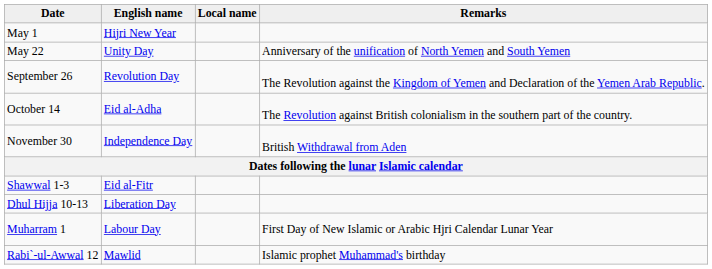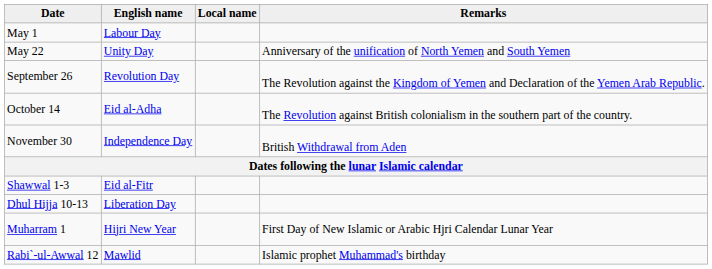(140, 32) Hijri New Year -> (132, 32) Labour Day
(132, 229) Labour Day -> (140, 229) Hijri New Year
